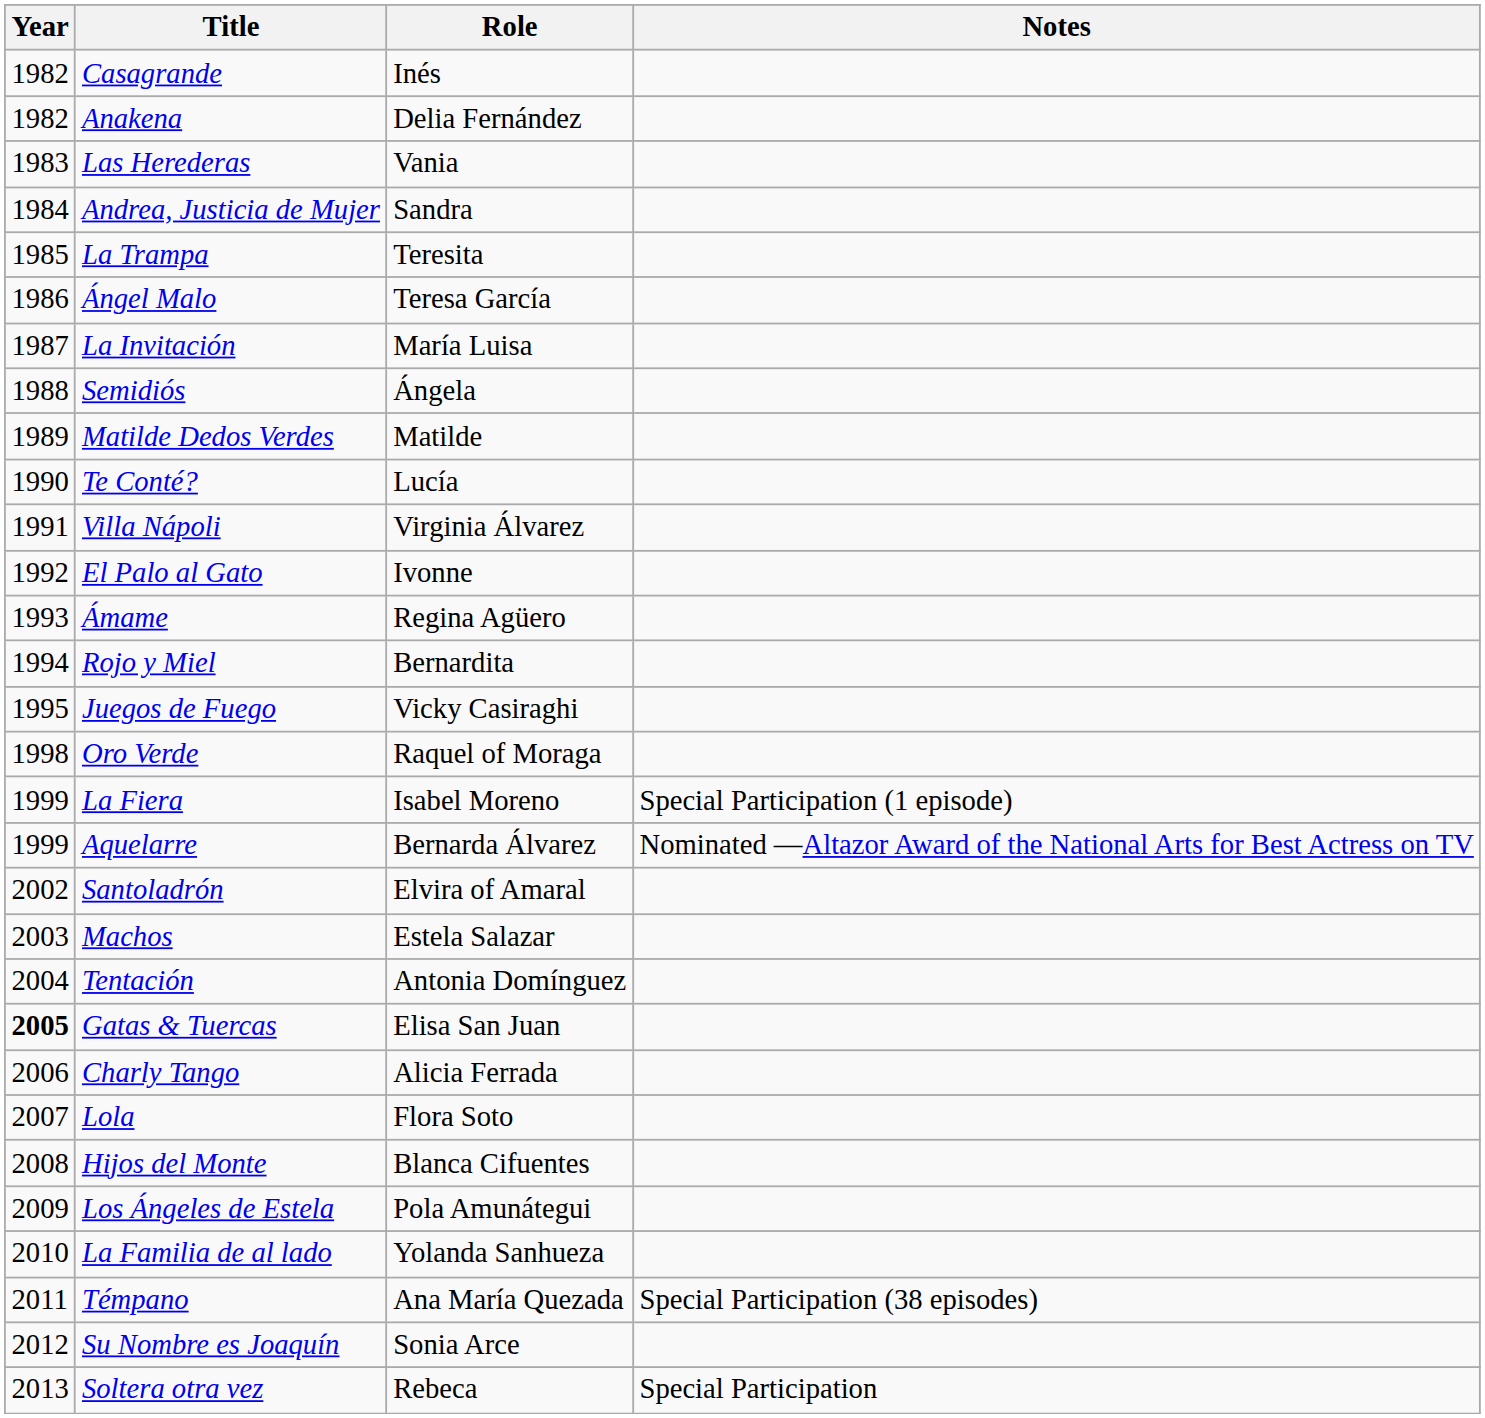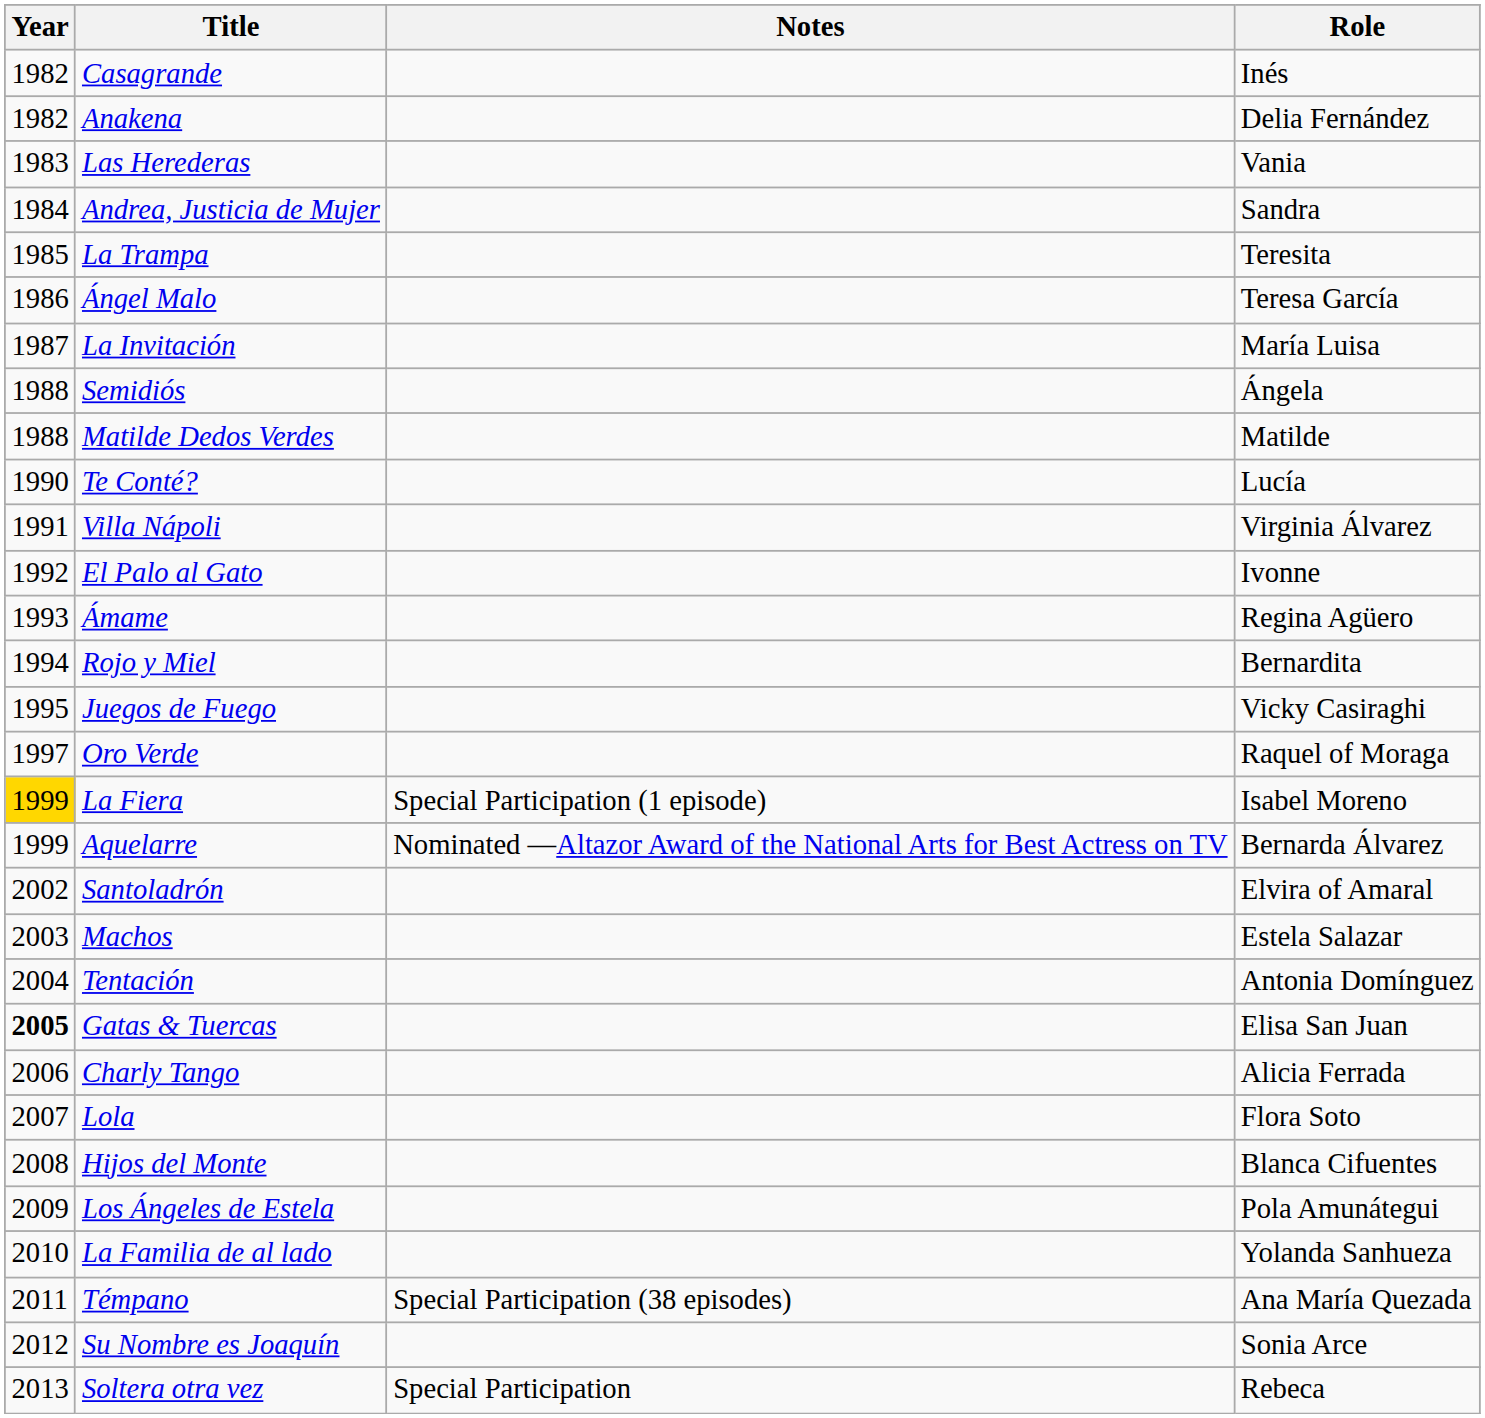columns swapped: (510, 27) <-> (1057, 27)
(40, 436) 1989 -> (40, 436) 1988
(40, 753) 1998 -> (40, 753) 1997
(40, 799) no background -> (40, 799) gold background
